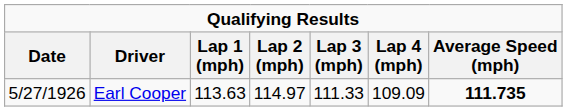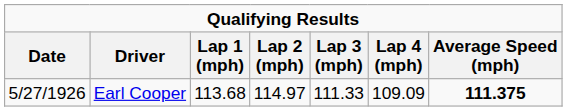(220, 93) 113.63 -> (220, 93) 113.68
(495, 93) 111.735 -> (495, 93) 111.375
